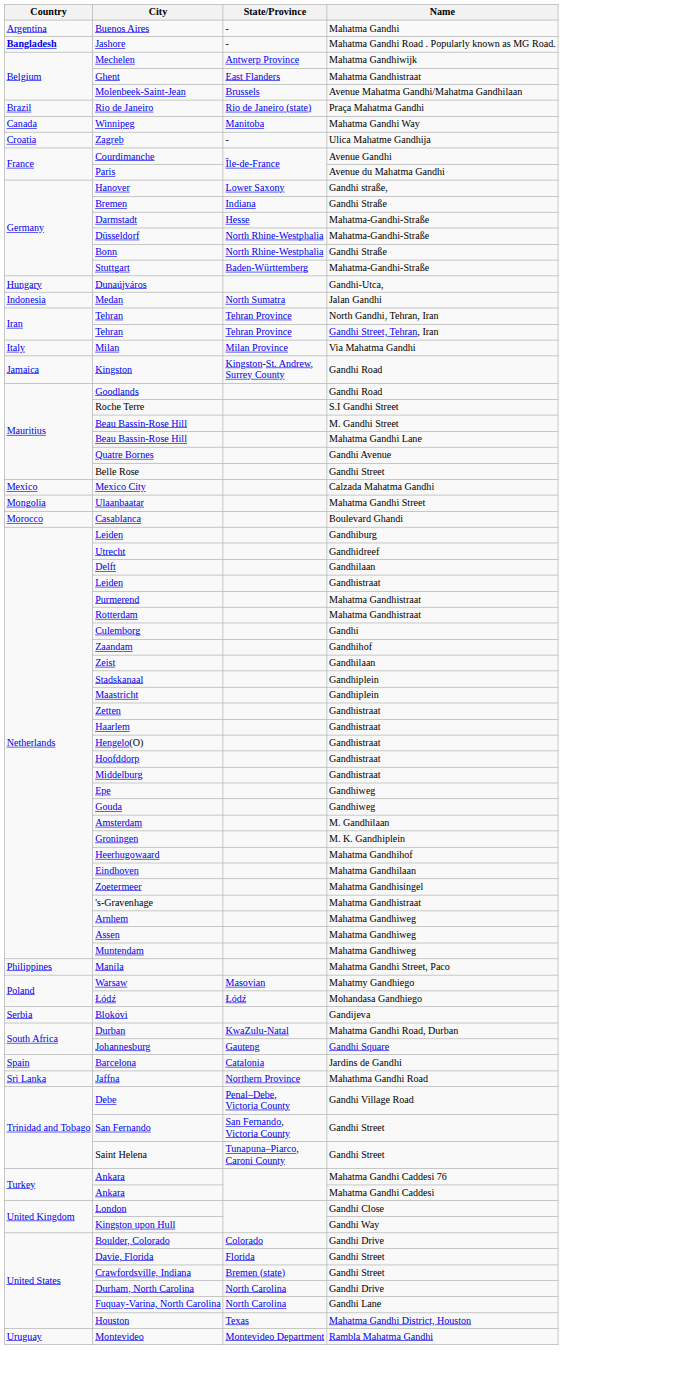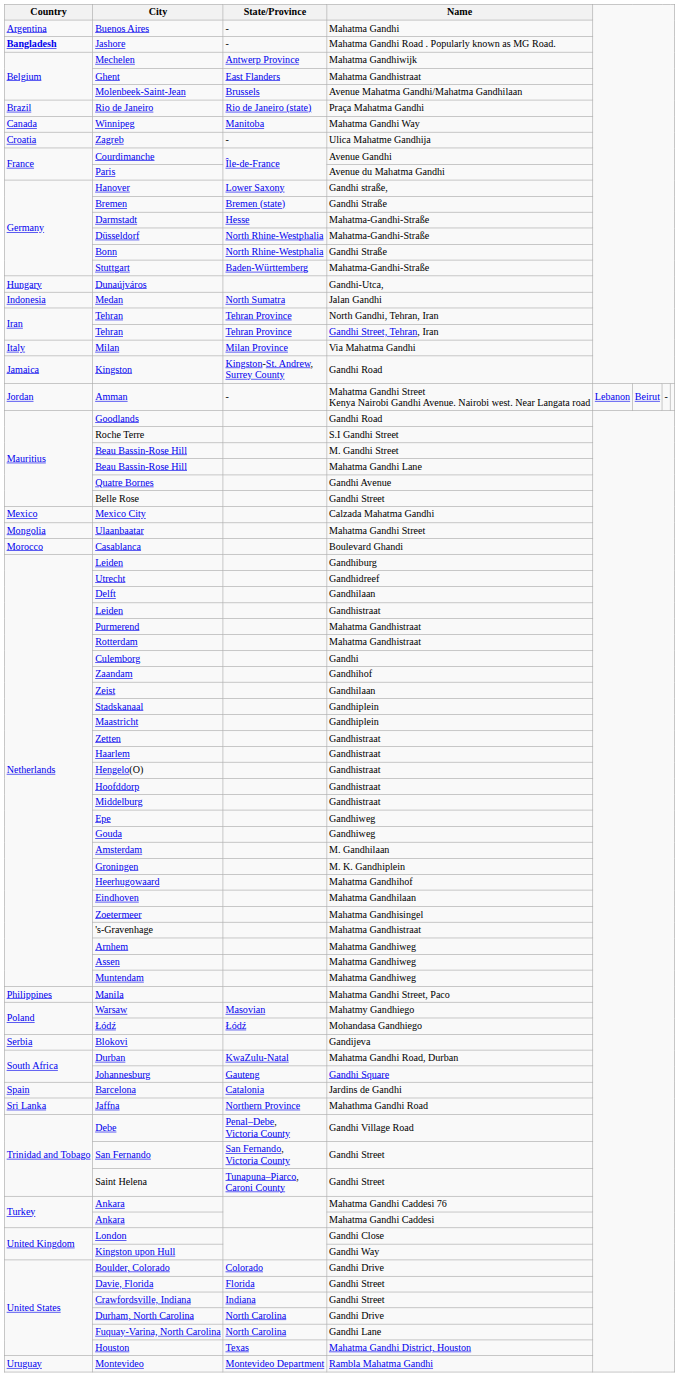(241, 204) Indiana -> (255, 204) Bremen (state)
+ row: (111, 397)
(255, 1272) Bremen (state) -> (241, 1300) Indiana
